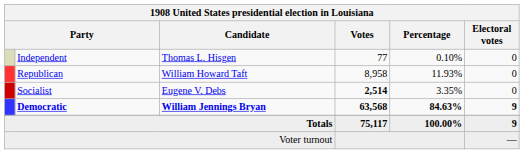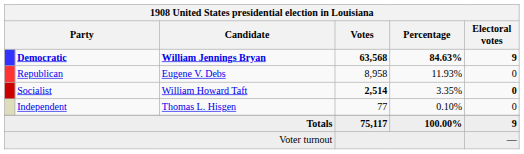rows swapped: (42, 107) <-> (42, 57)
(205, 74) William Howard Taft -> (194, 74) Eugene V. Debs
(194, 91) Eugene V. Debs -> (205, 91) William Howard Taft
(514, 91) normal -> (514, 91) bold
